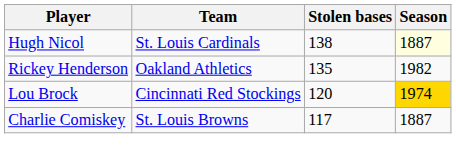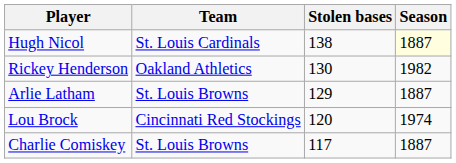(320, 68) 135 -> (320, 68) 130
+ row: (52, 94)
(416, 94) gold background -> (416, 119) no background
